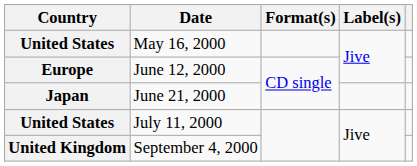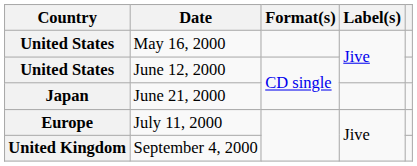(67, 69) Europe -> (67, 69) United States
(67, 122) United States -> (67, 122) Europe
